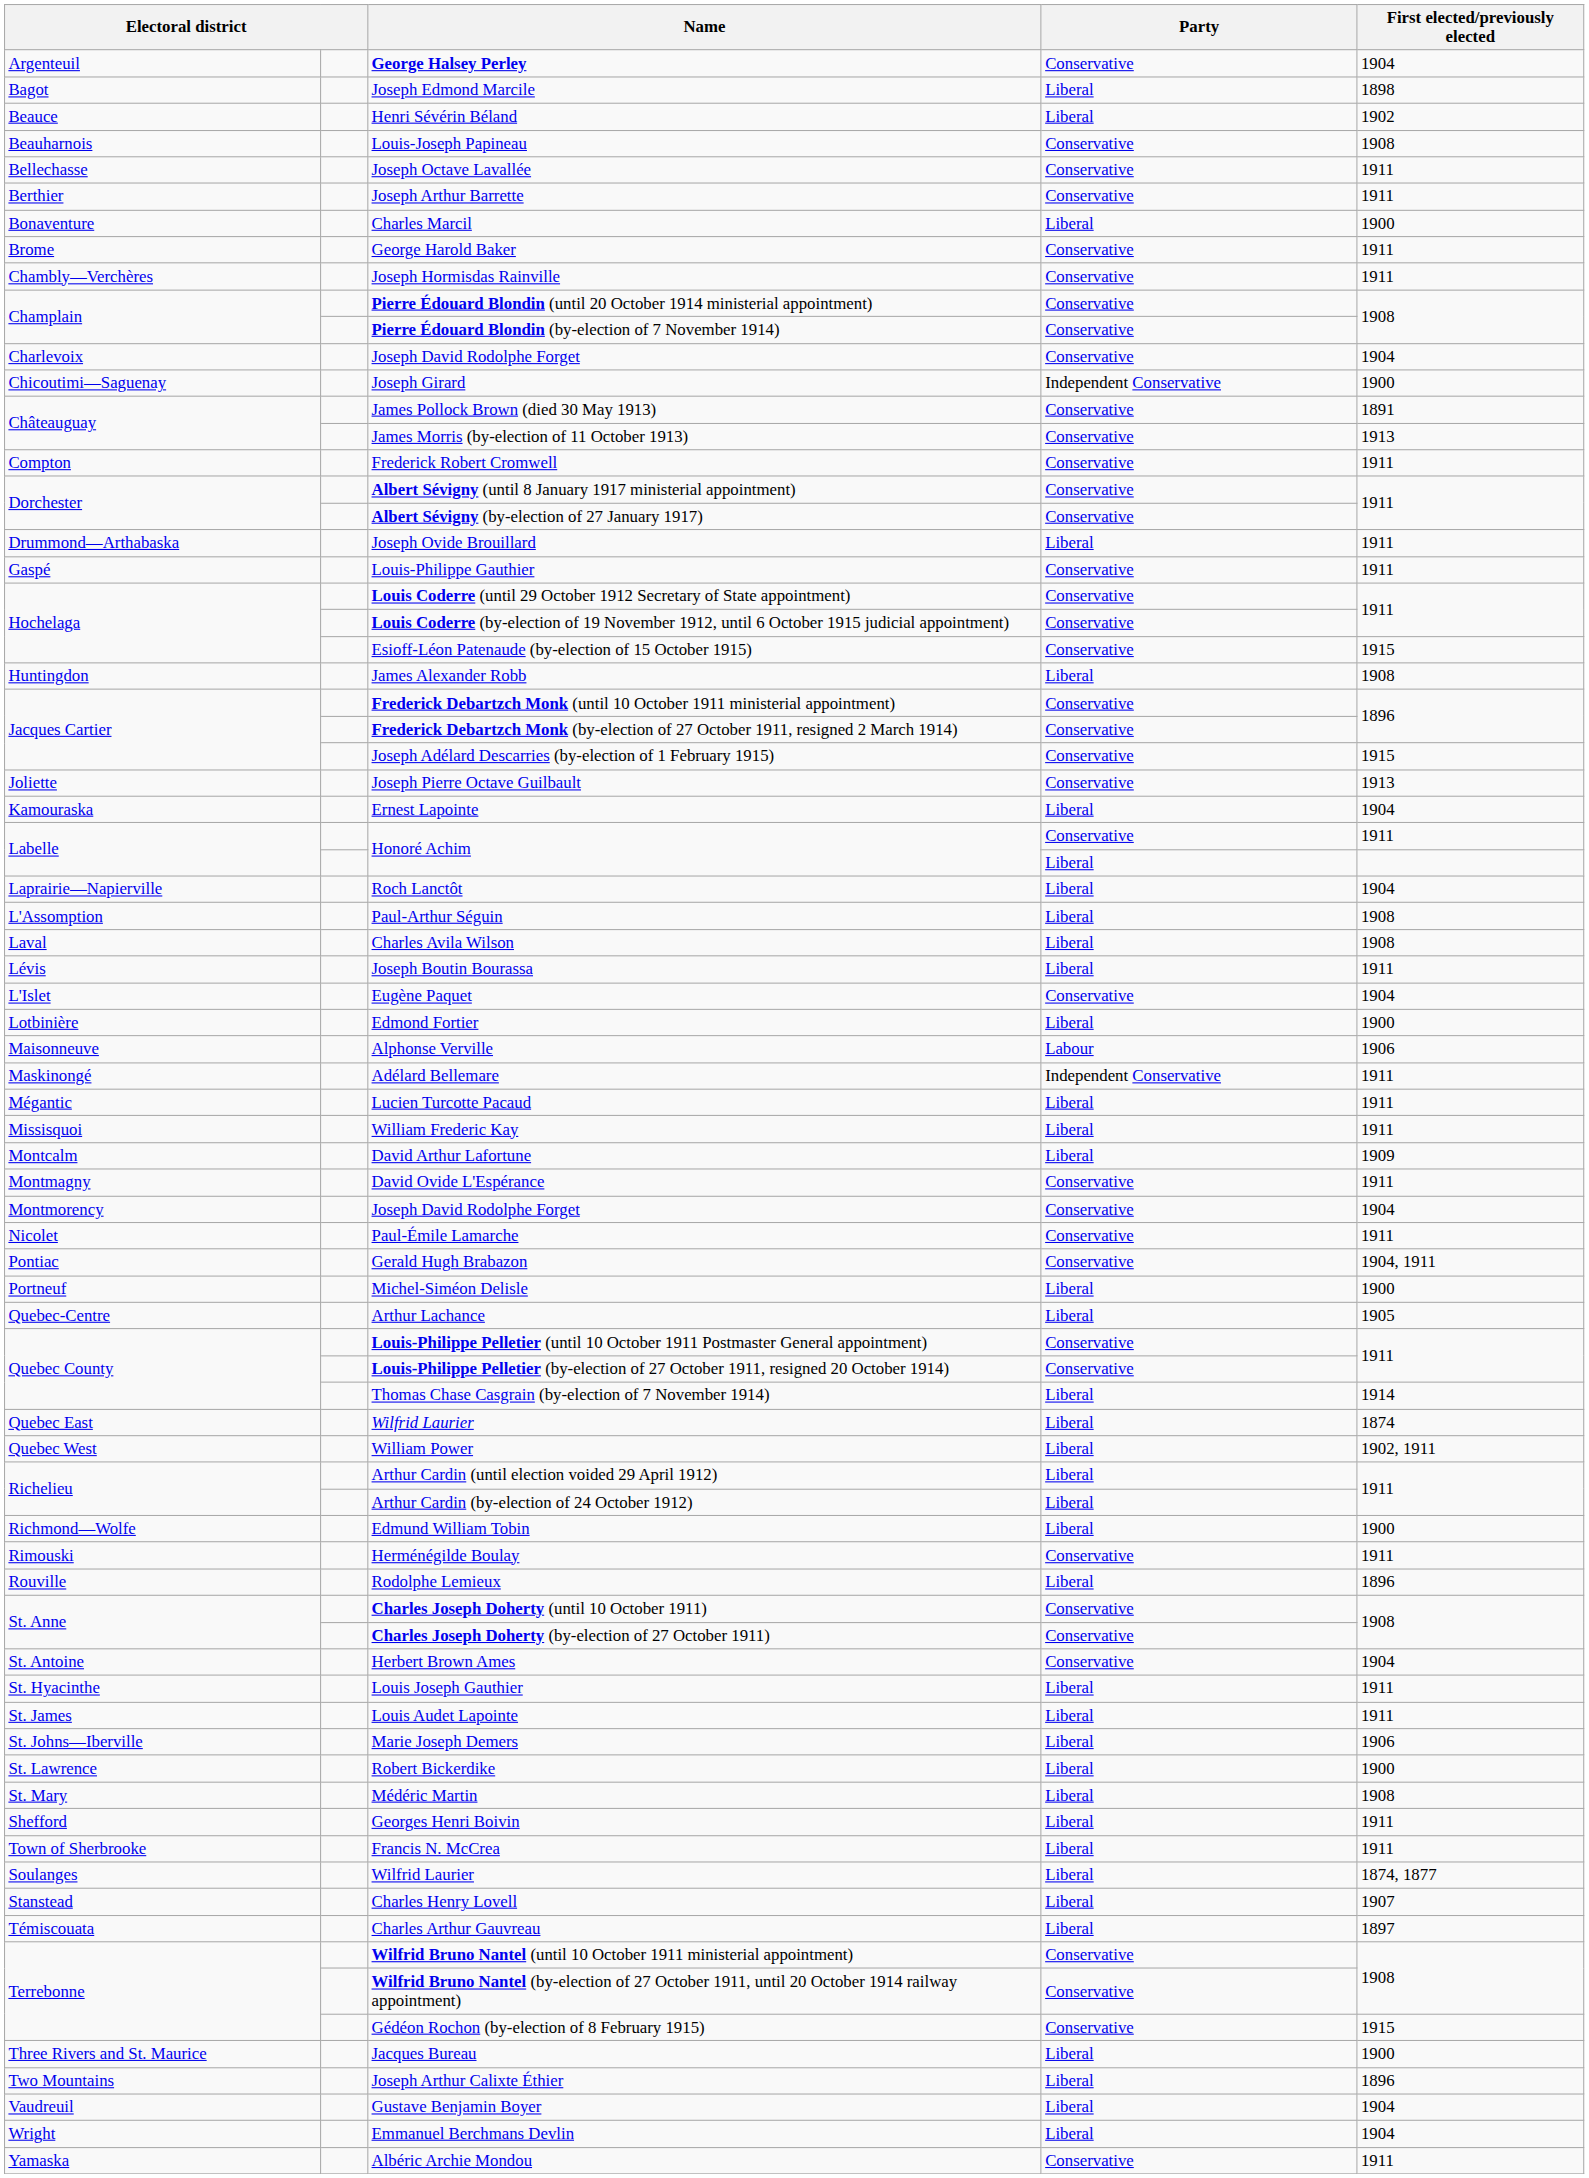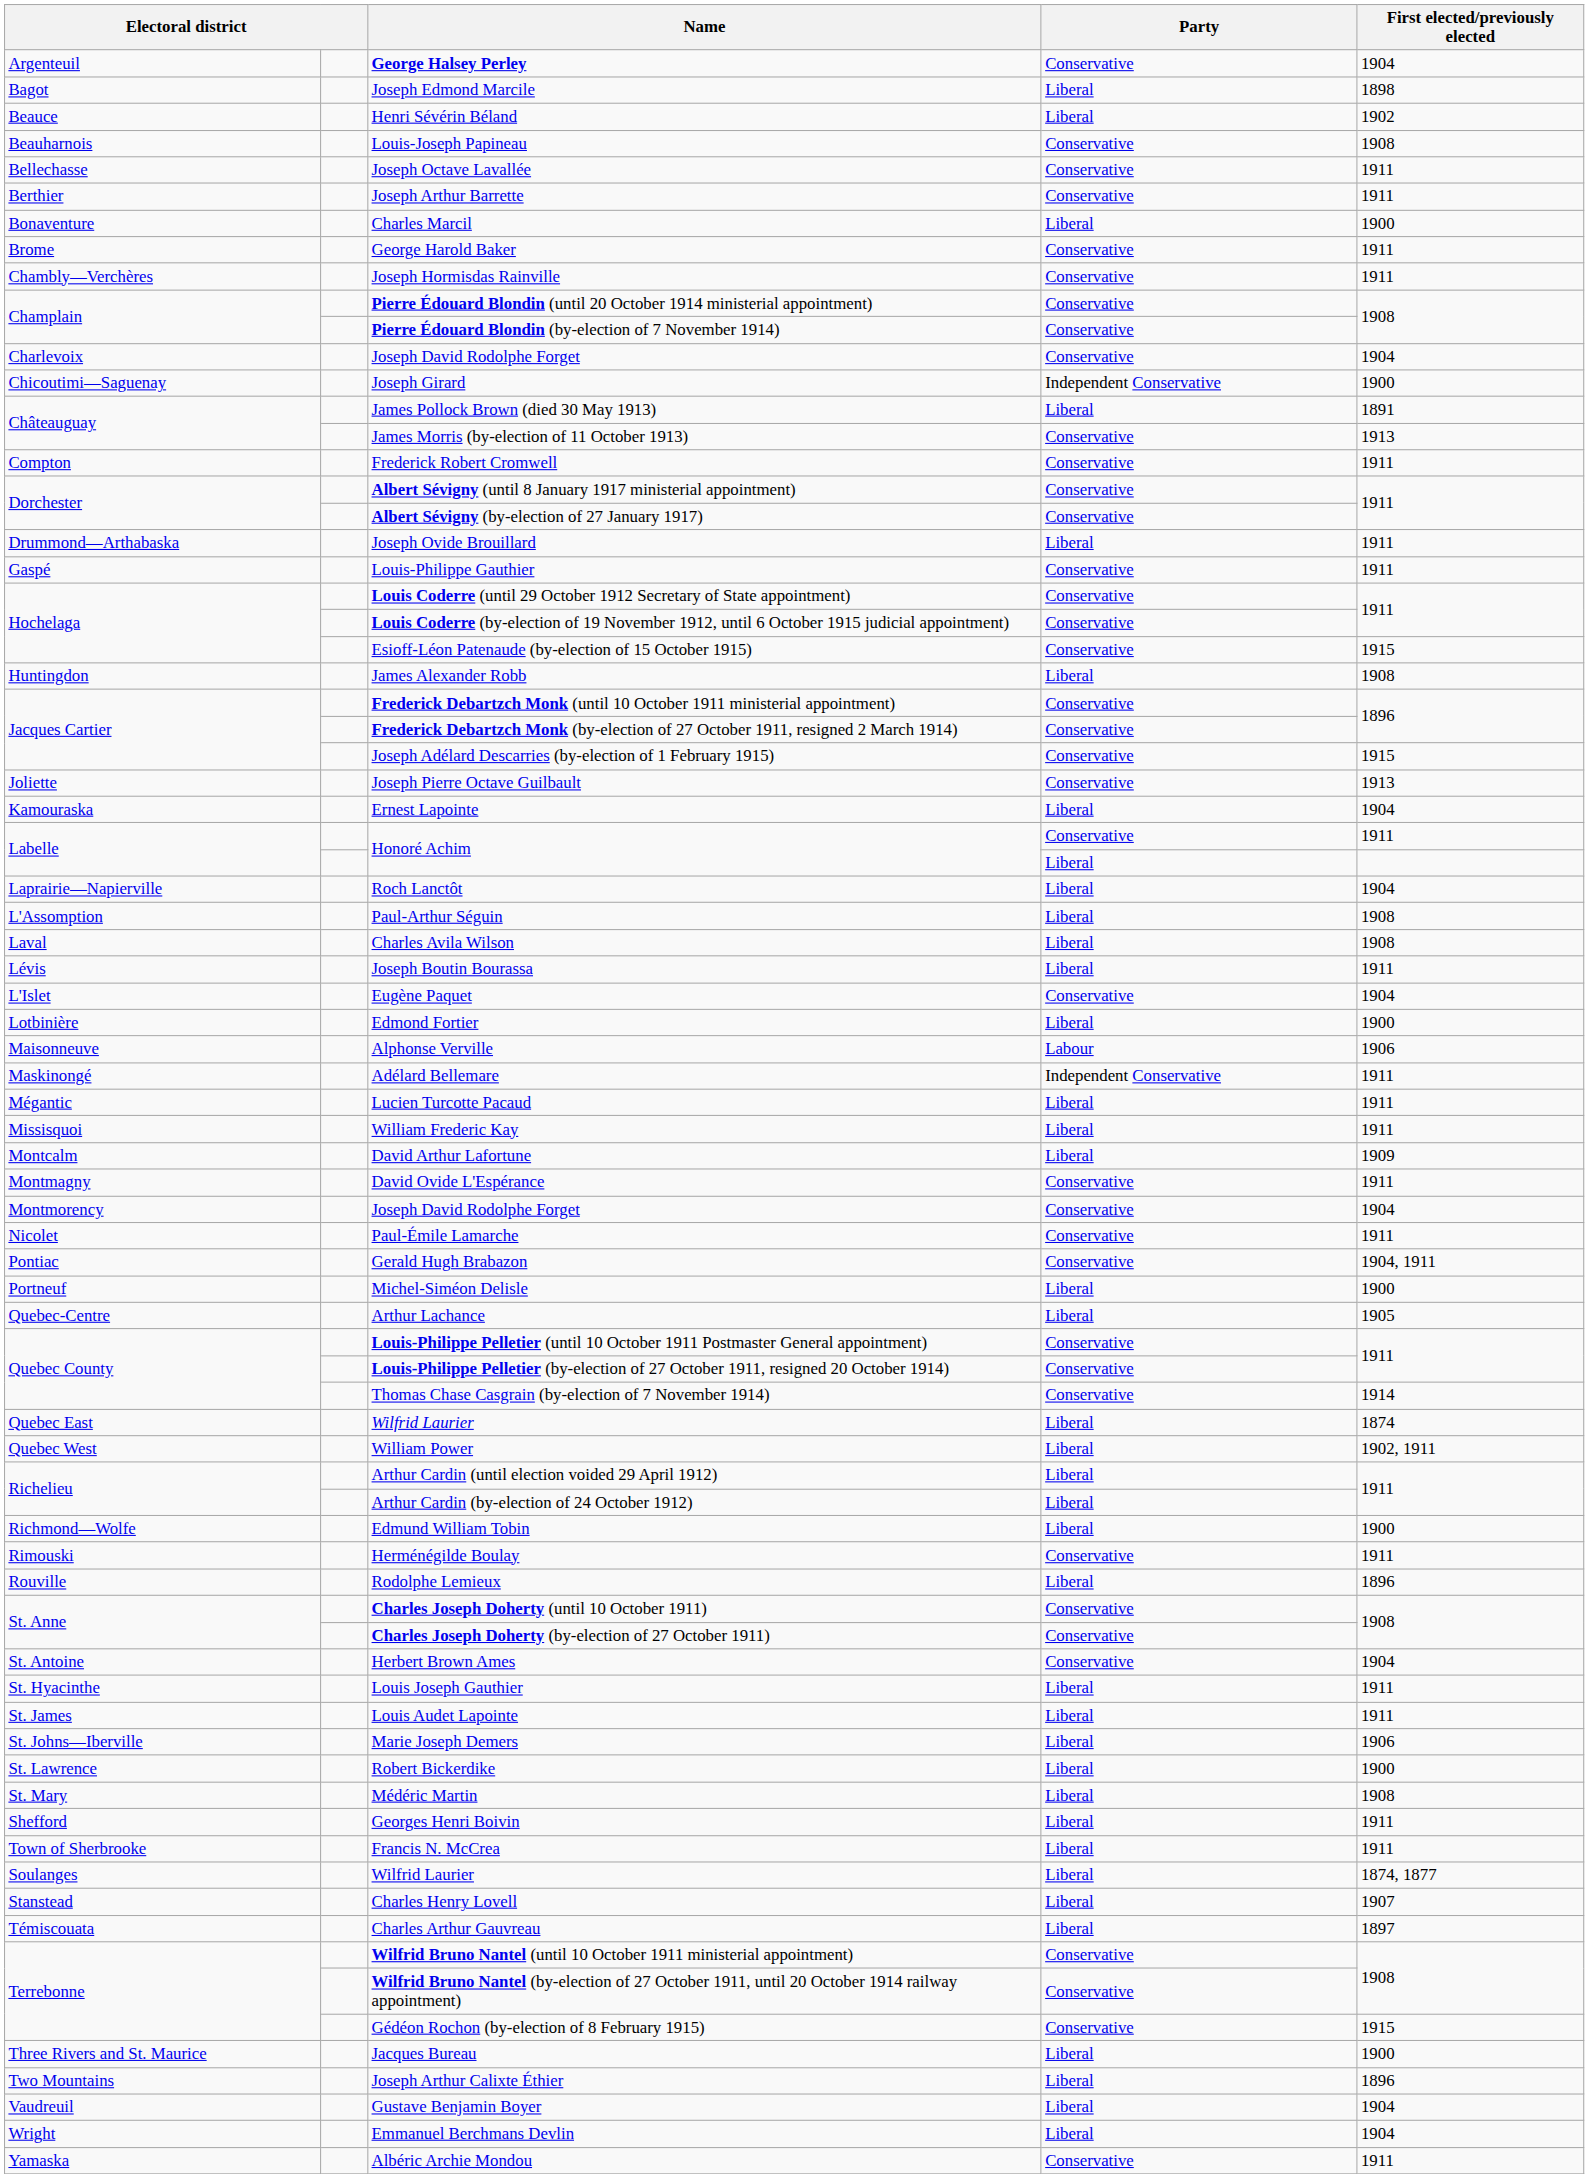(1089, 409) Conservative -> (1069, 409) Liberal
(1069, 1395) Liberal -> (1089, 1395) Conservative
